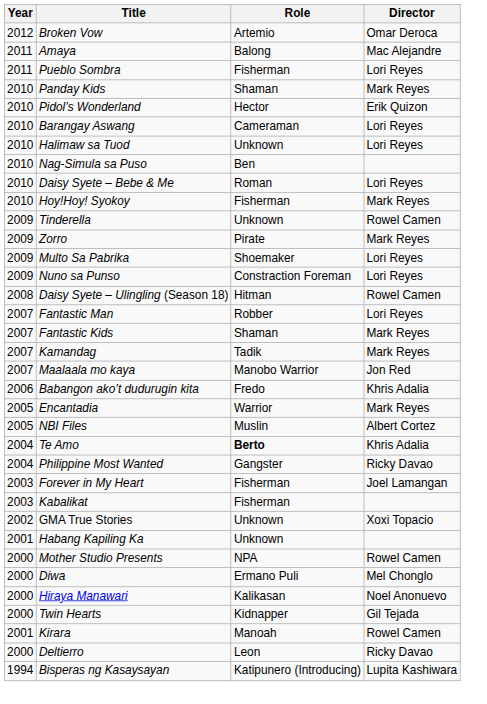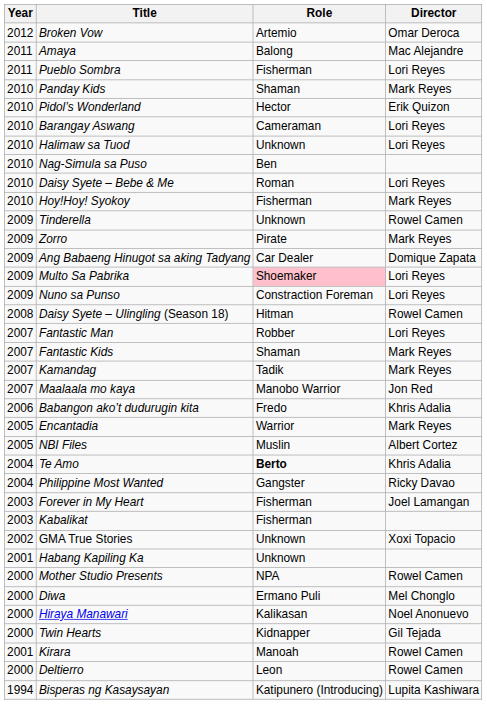+ row: (145, 257)
(264, 257) no background -> (286, 276) pink background
(400, 652) Ricky Davao -> (426, 671) Rowel Camen
